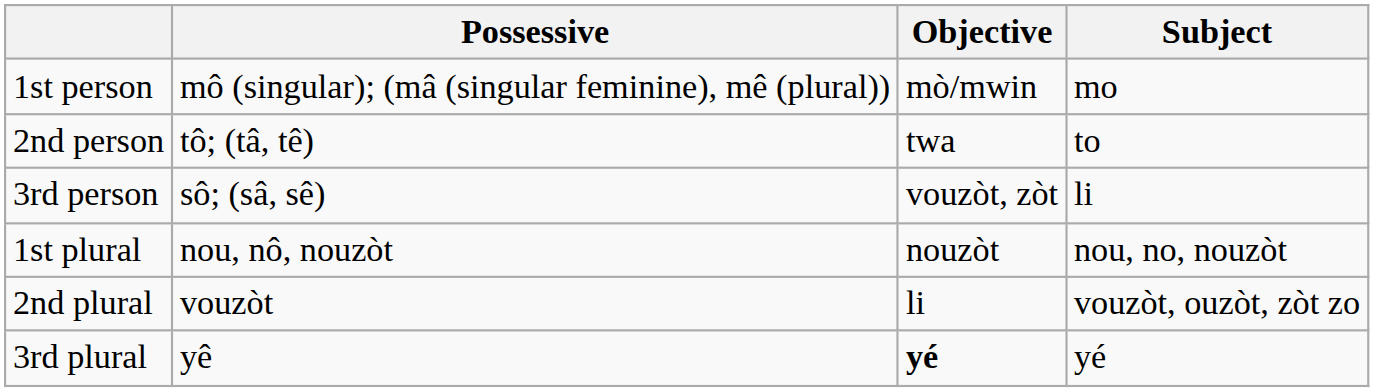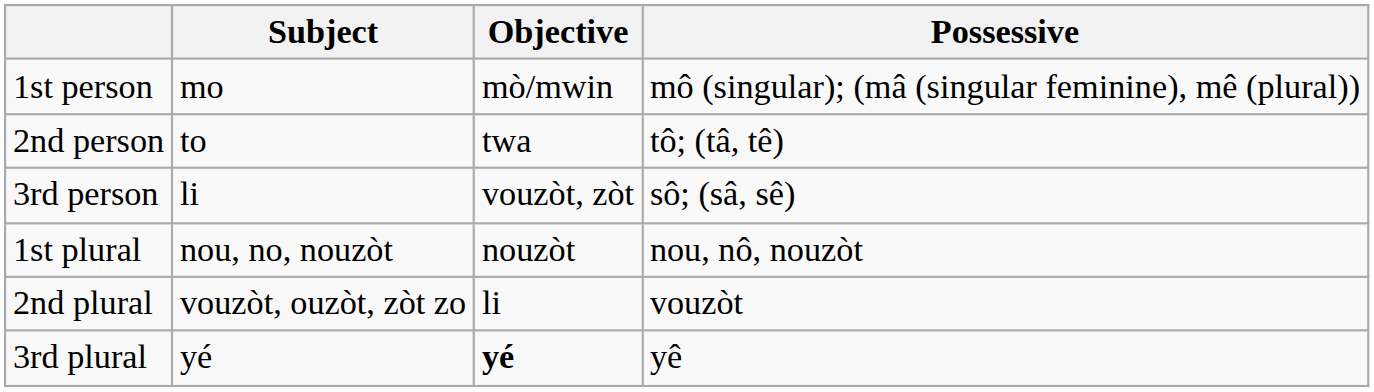columns swapped: (1217, 31) <-> (535, 31)
